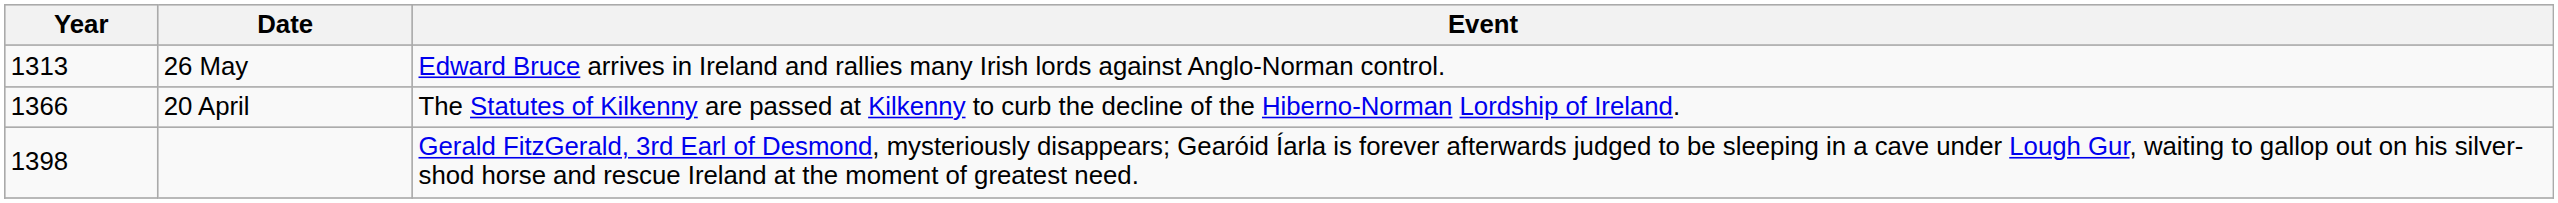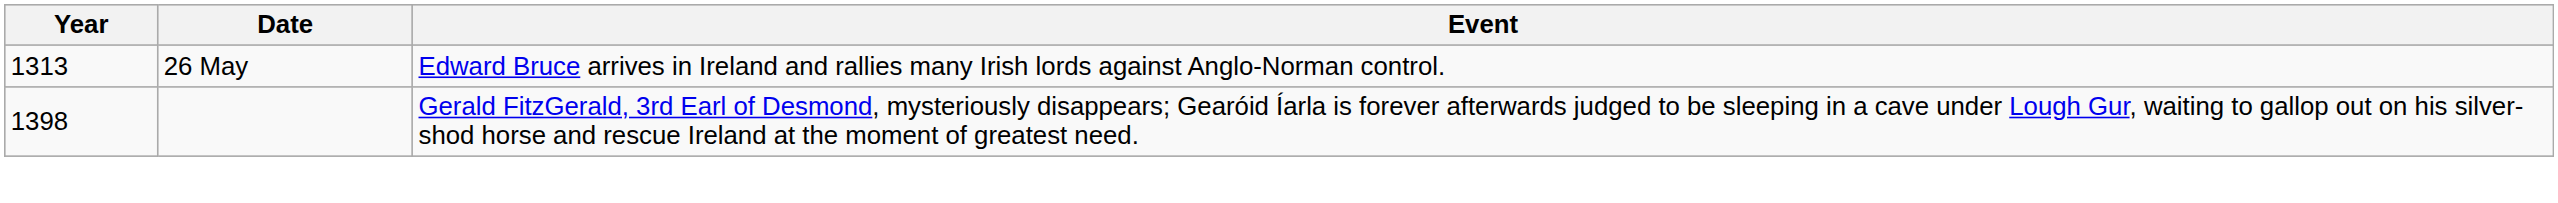- row: (207, 106)
